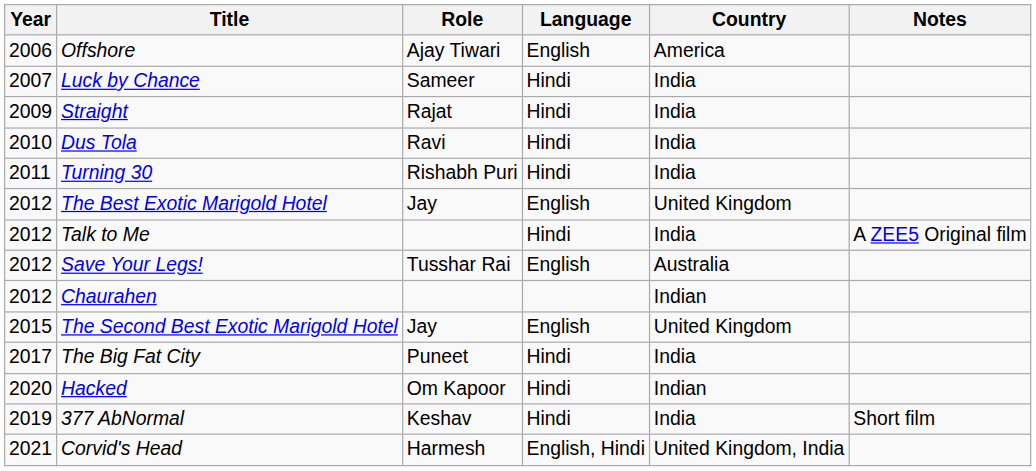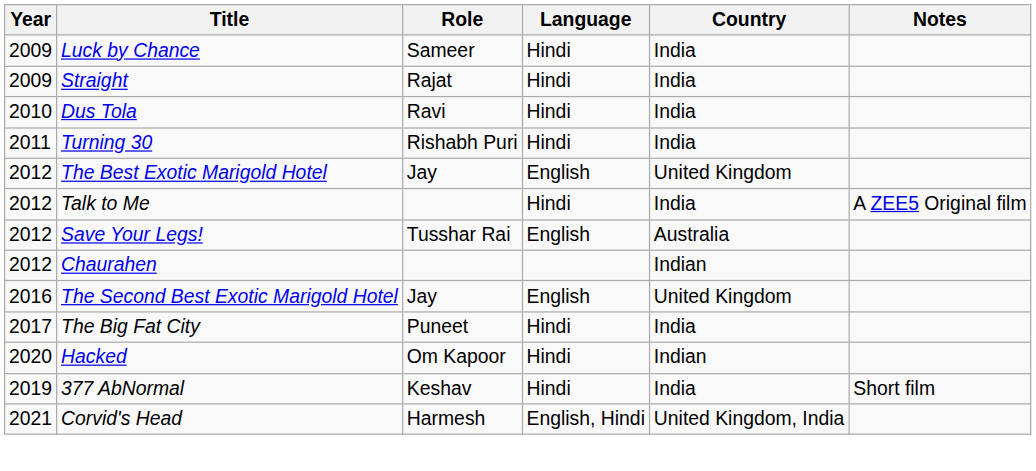- row: (98, 50)
(31, 81) 2007 -> (31, 50) 2009
(31, 326) 2015 -> (31, 296) 2016
